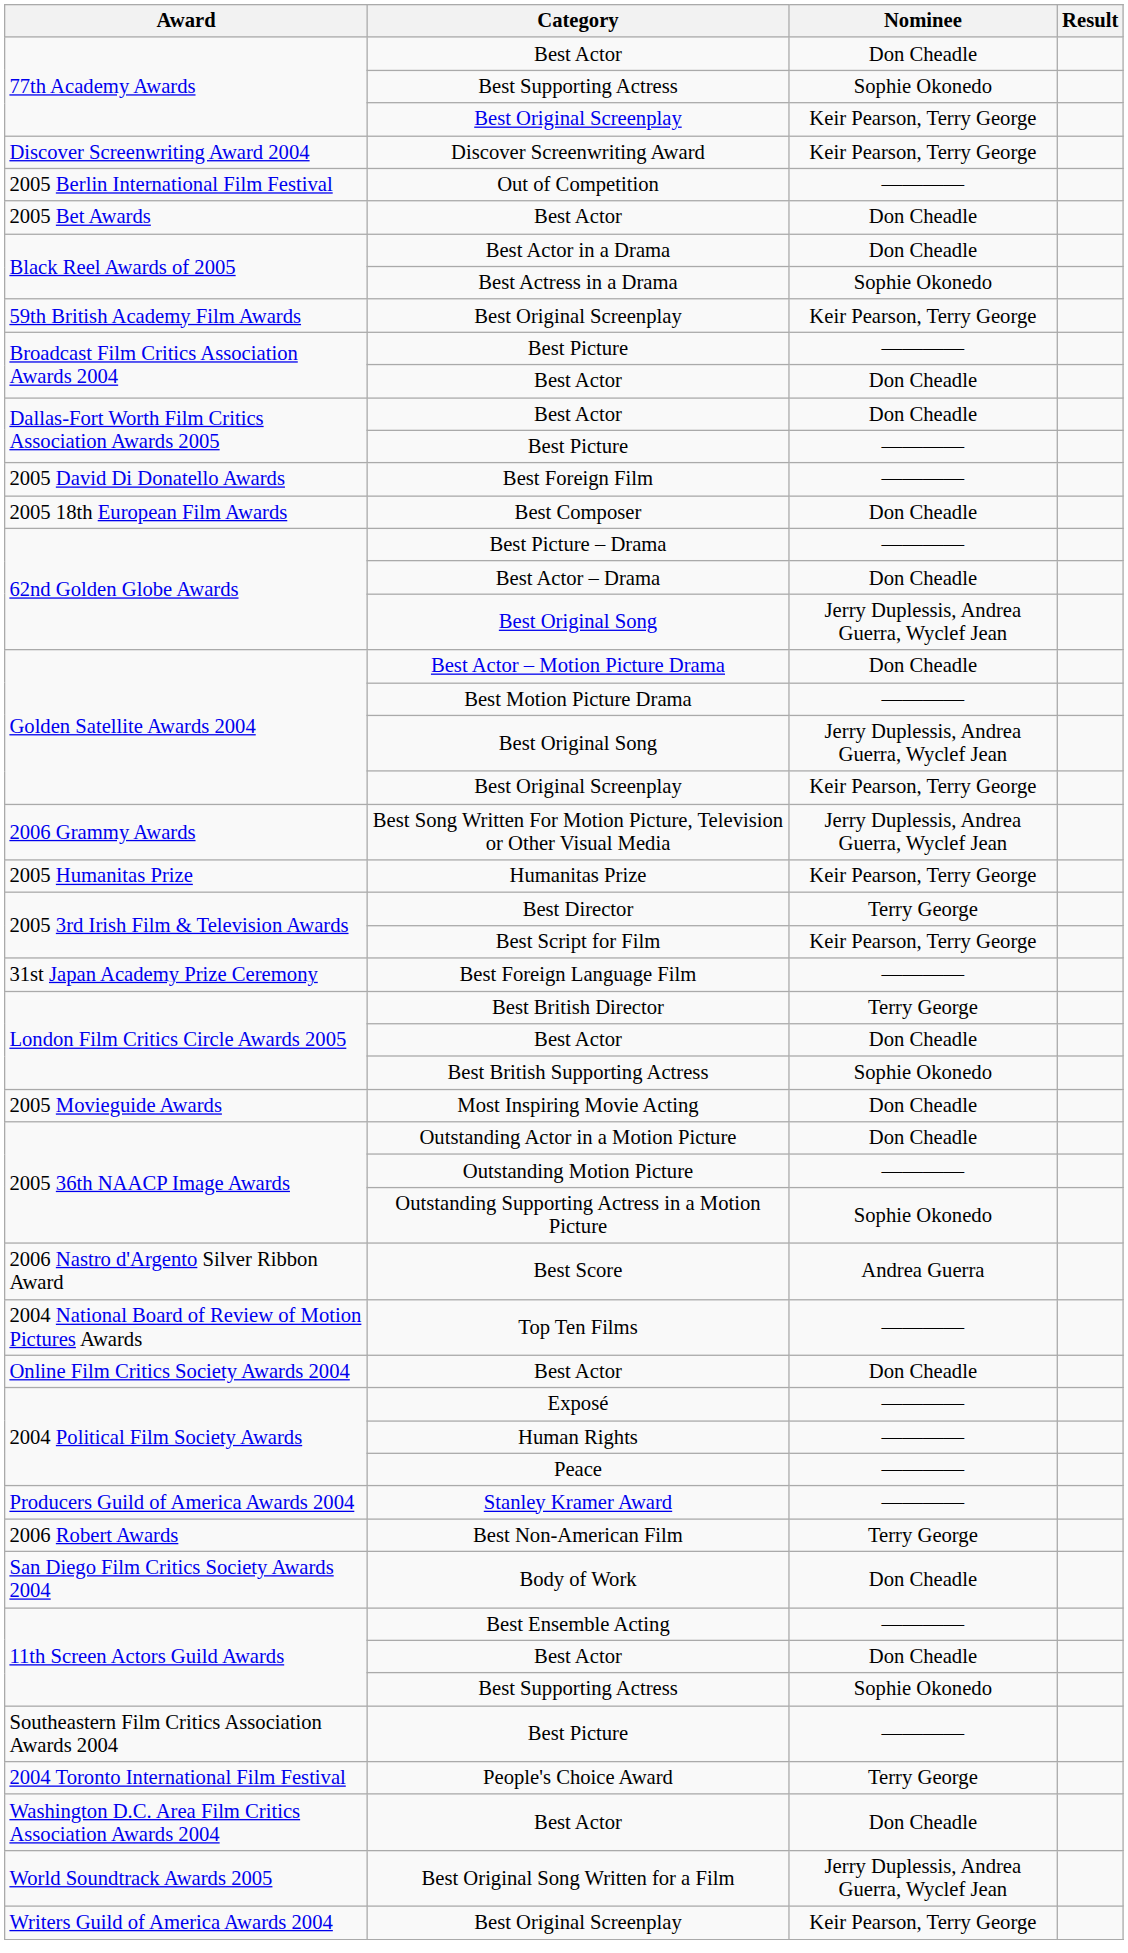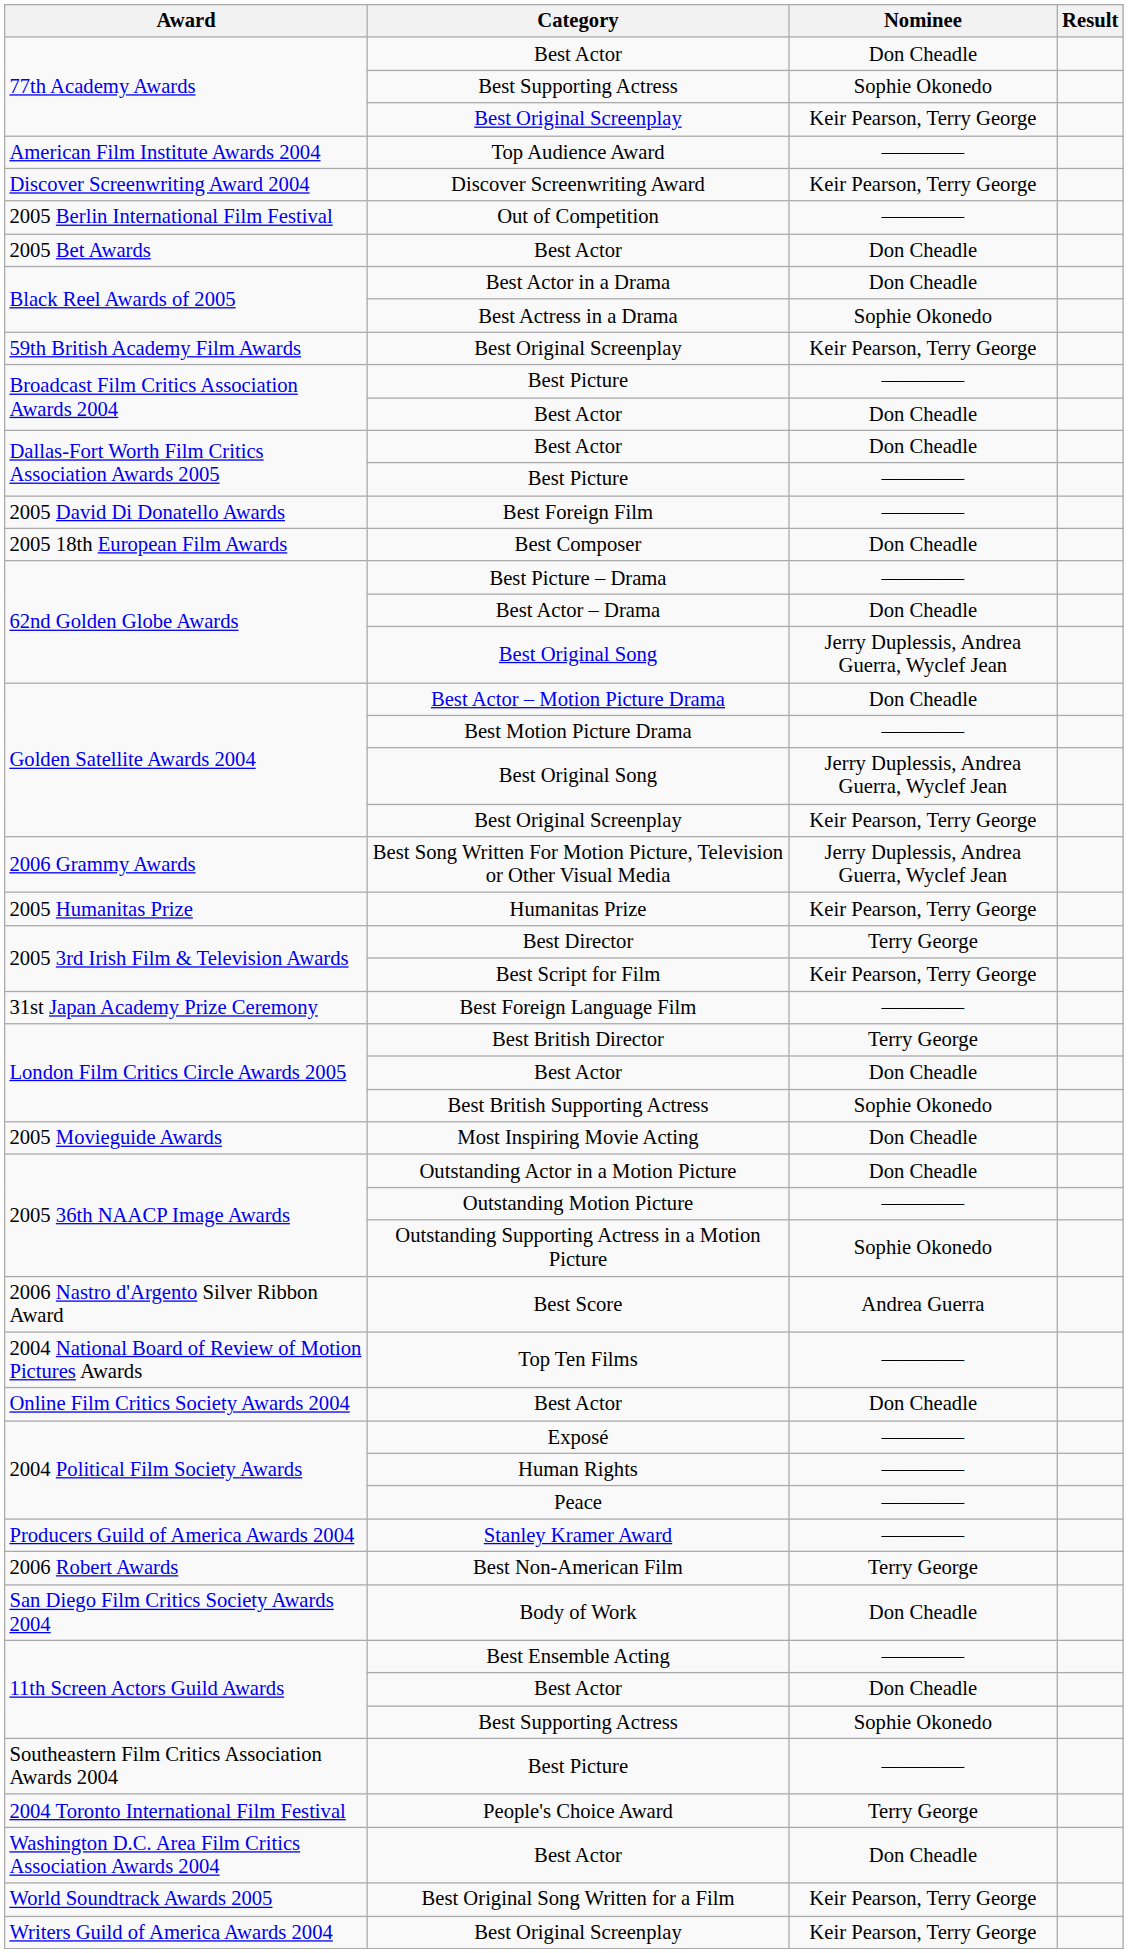+ row: (165, 151)
(923, 1878) Jerry Duplessis, Andrea Guerra, Wyclef Jean -> (923, 1899) Keir Pearson, Terry George
